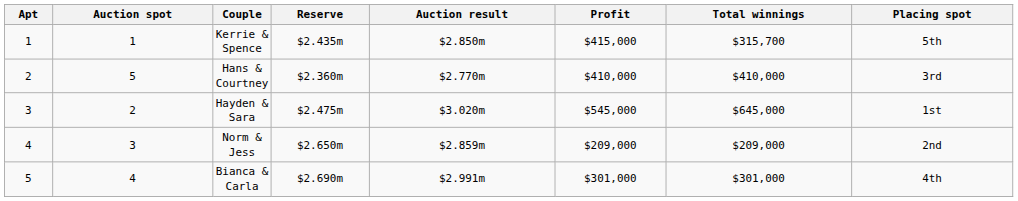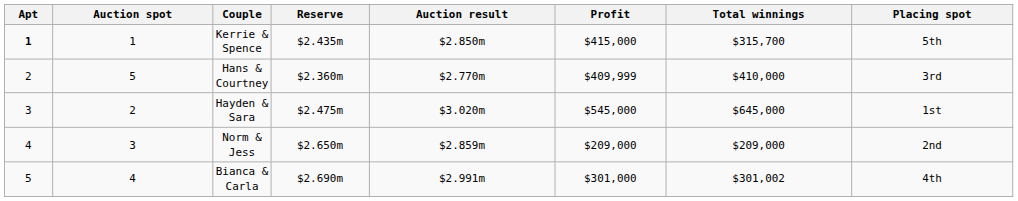(28, 41) normal -> (28, 41) bold
(610, 76) $410,000 -> (610, 76) $409,999
(759, 179) $301,000 -> (759, 179) $301,002
